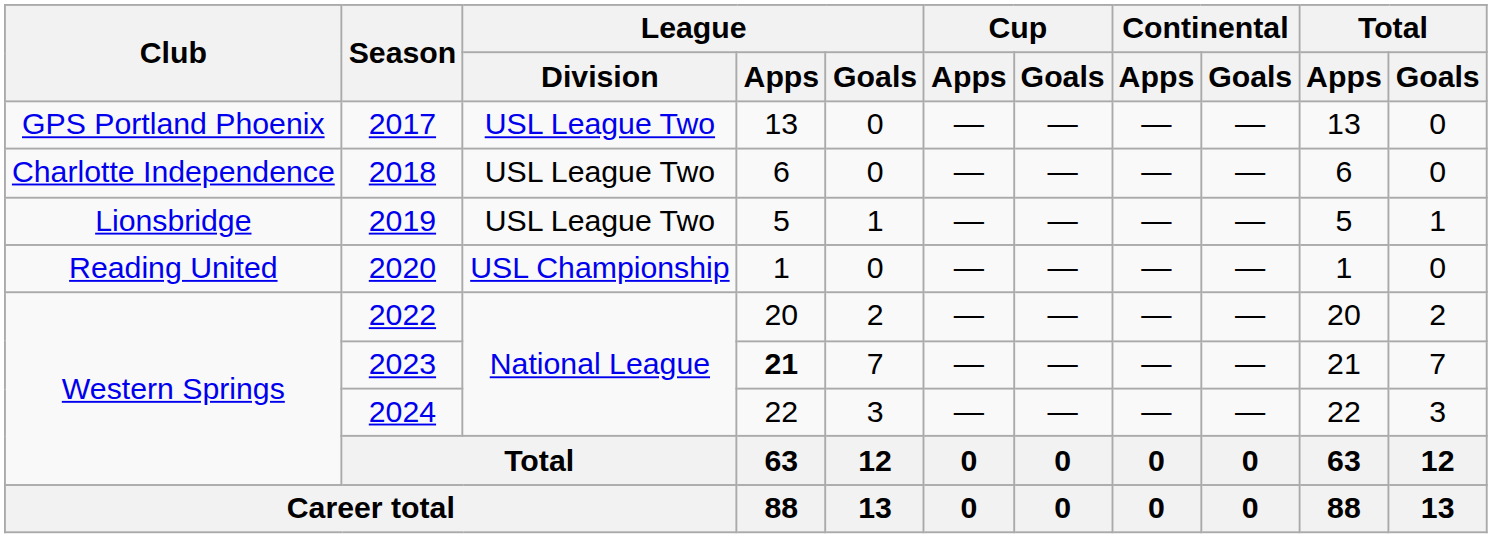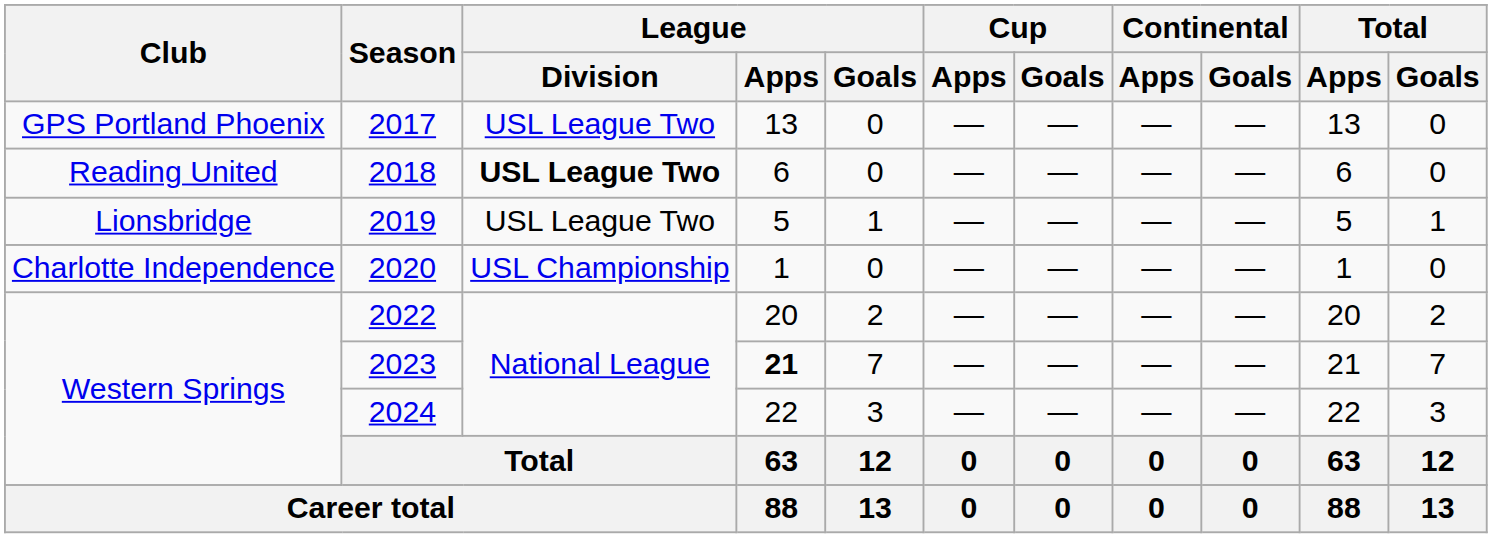(173, 172) Charlotte Independence -> (173, 172) Reading United
(600, 172) normal -> (600, 172) bold
(173, 268) Reading United -> (173, 268) Charlotte Independence
